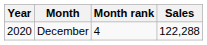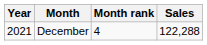(19, 31) 2020 -> (19, 31) 2021
